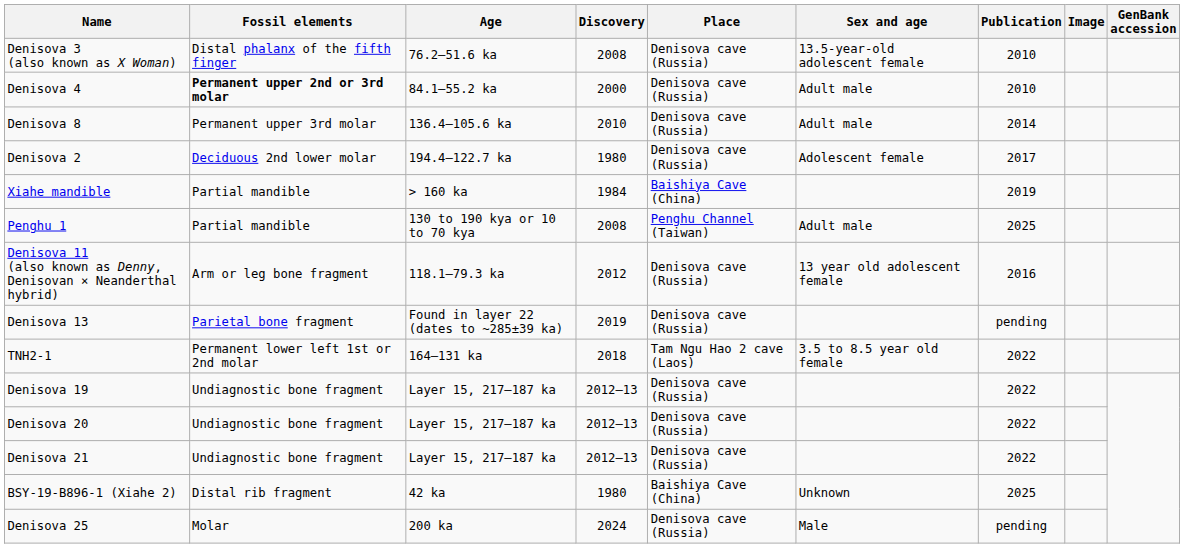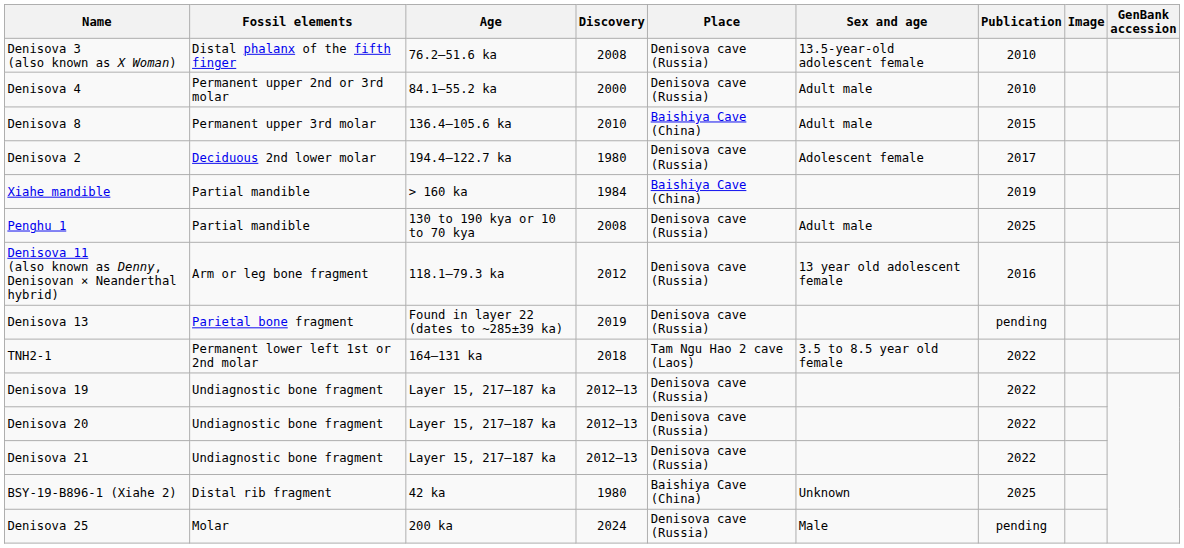(288, 90) bold -> (288, 90) normal
(699, 124) Denisova cave (Russia) -> (699, 124) Baishiya Cave (China)
(1021, 124) 2014 -> (1021, 124) 2015
(702, 226) Penghu Channel (Taiwan) -> (699, 226) Denisova cave (Russia)
